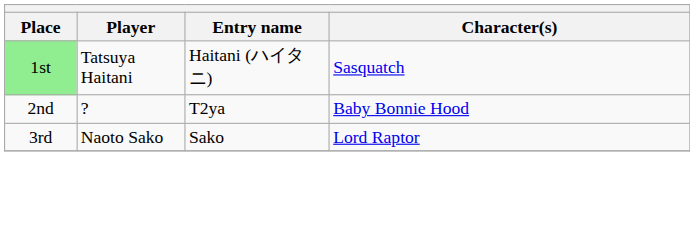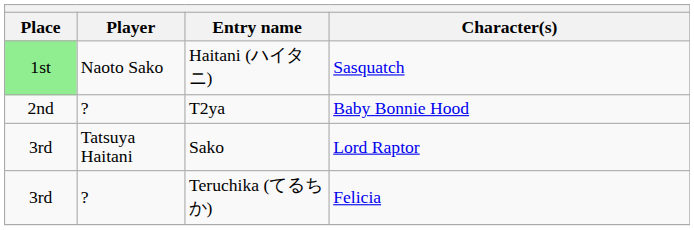(108, 67) Tatsuya Haitani -> (122, 67) Naoto Sako
(122, 136) Naoto Sako -> (108, 146) Tatsuya Haitani
+ row: (256, 197)
